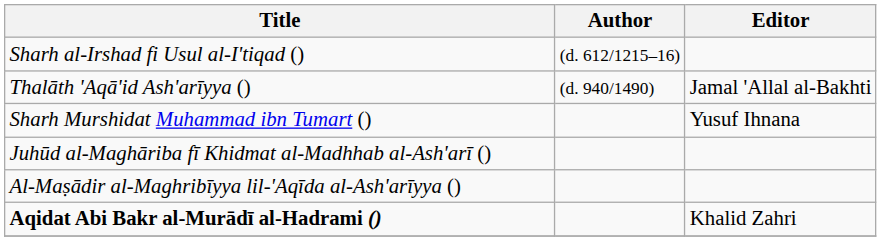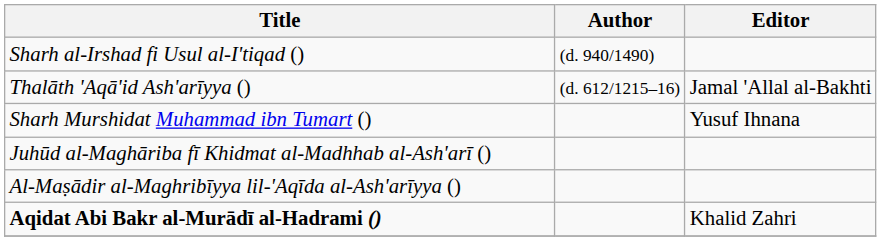(620, 55) (d. 612/1215–16) -> (607, 55) (d. 940/1490)
(607, 88) (d. 940/1490) -> (620, 88) (d. 612/1215–16)
